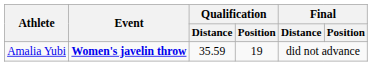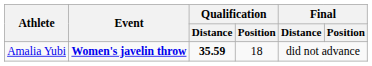(212, 51) normal -> (212, 51) bold
(257, 51) 19 -> (257, 51) 18
